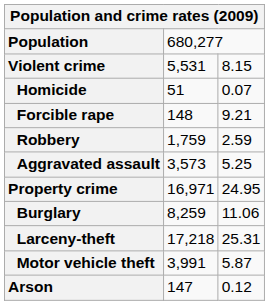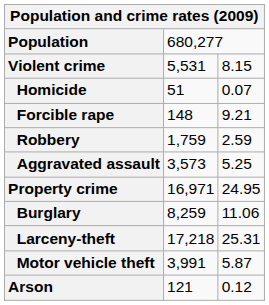(180, 287) 147 -> (180, 287) 121
